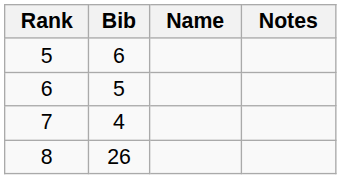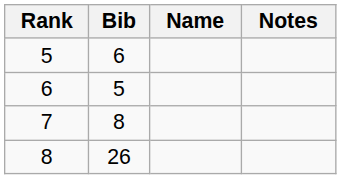(119, 122) 4 -> (119, 122) 8
